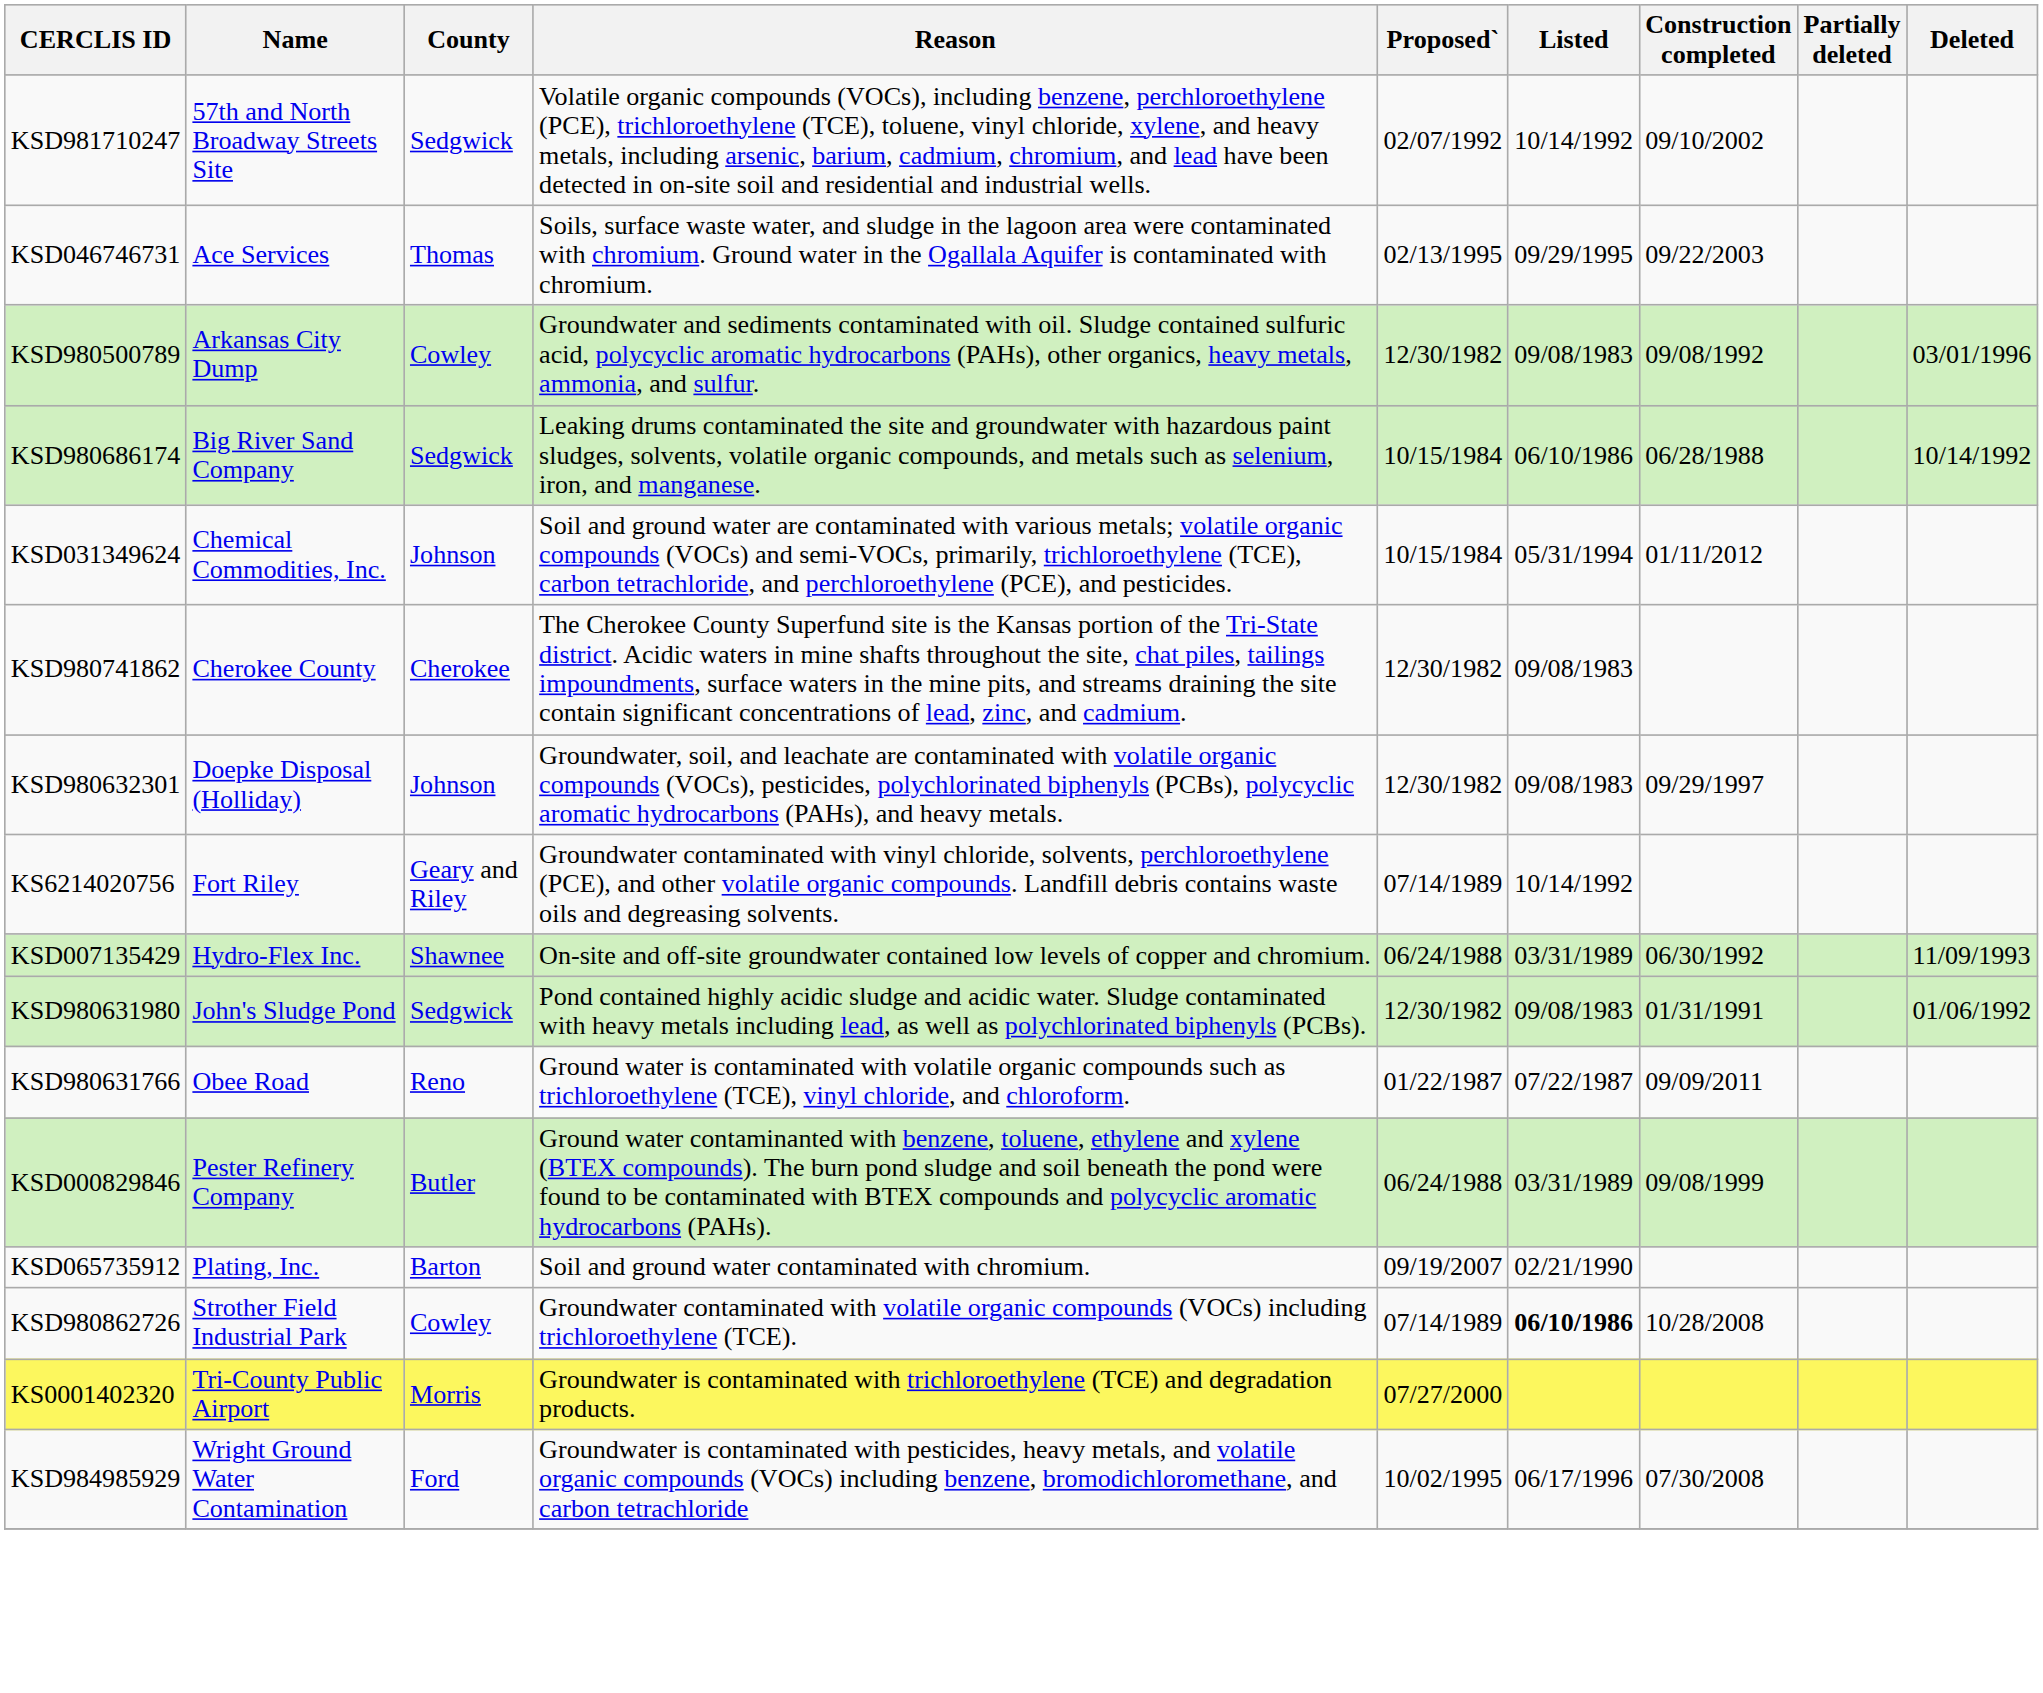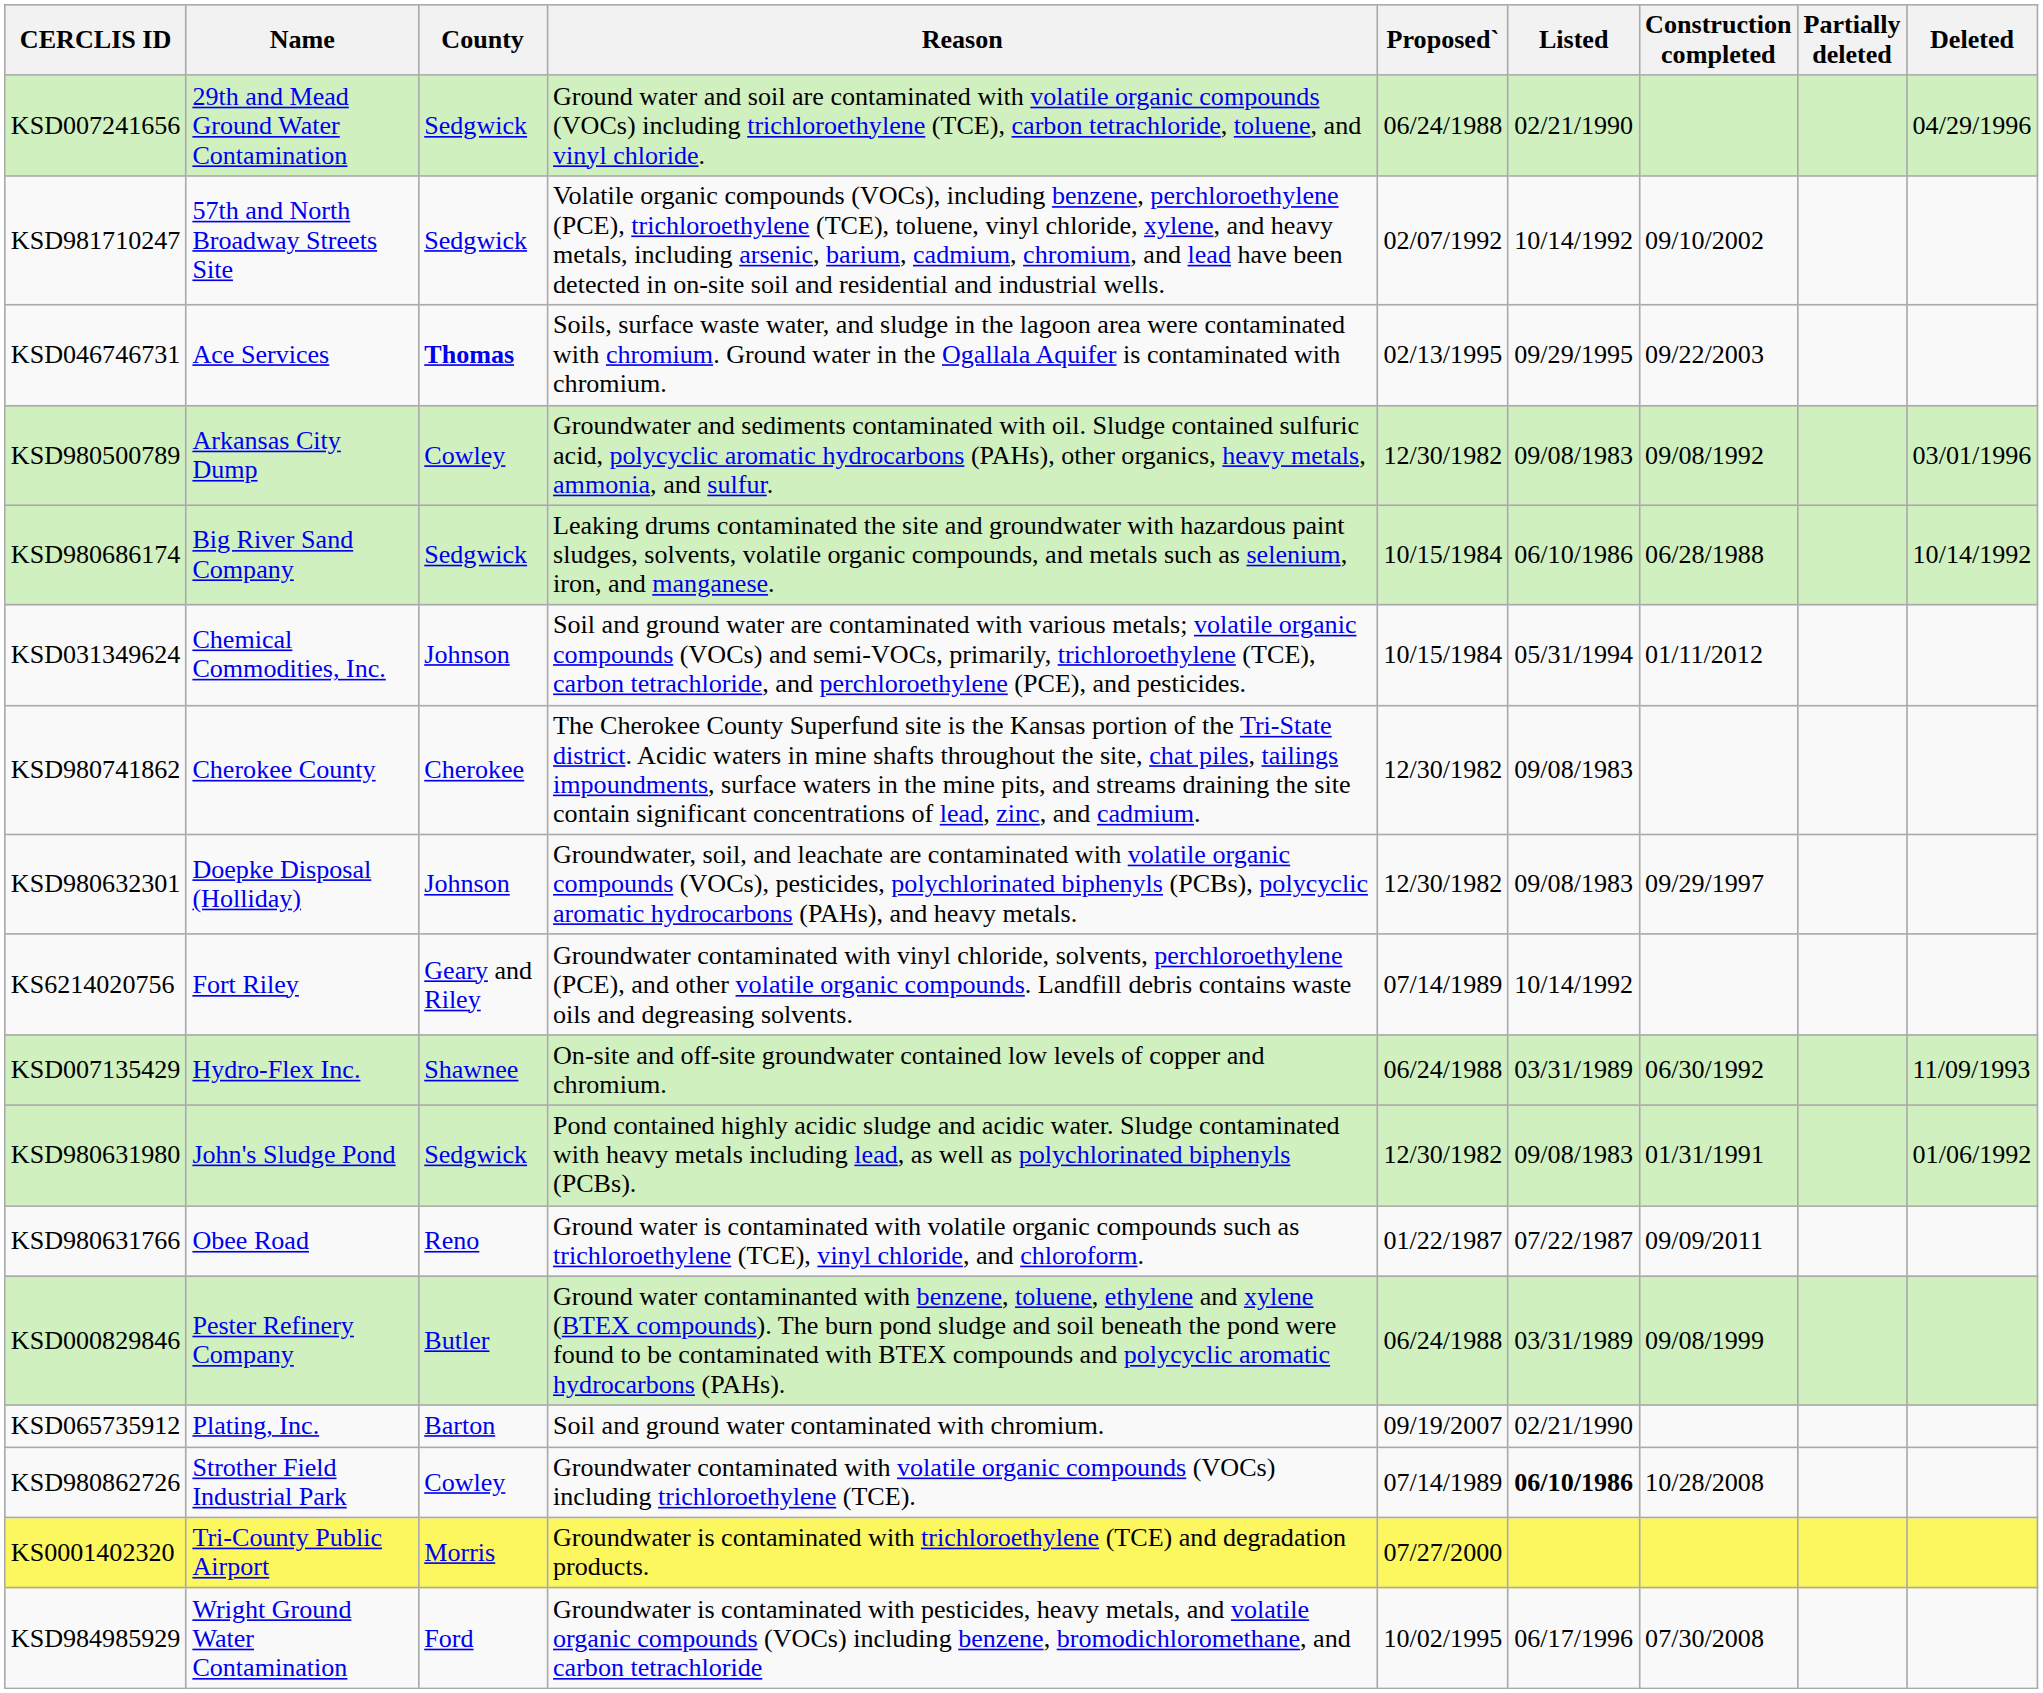+ row: (96, 125)
(452, 254) normal -> (469, 354) bold
